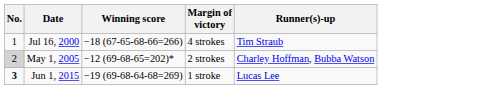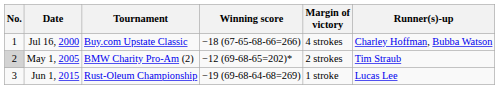+ column: (141, 19)
(260, 42) Tim Straub -> (424, 42) Charley Hoffman, Bubba Watson
(305, 59) Charley Hoffman, Bubba Watson -> (378, 59) Tim Straub
(14, 76) bold -> (14, 76) normal
